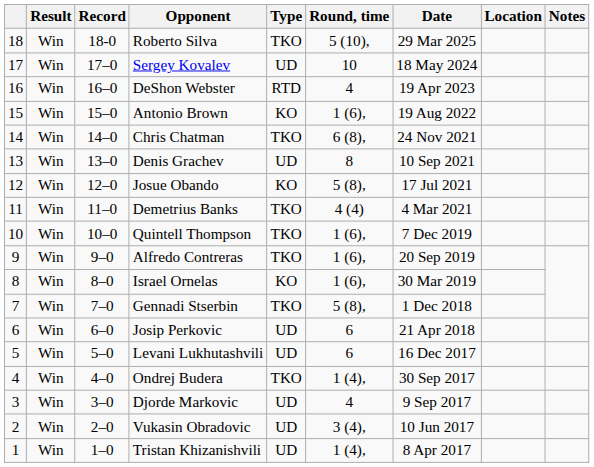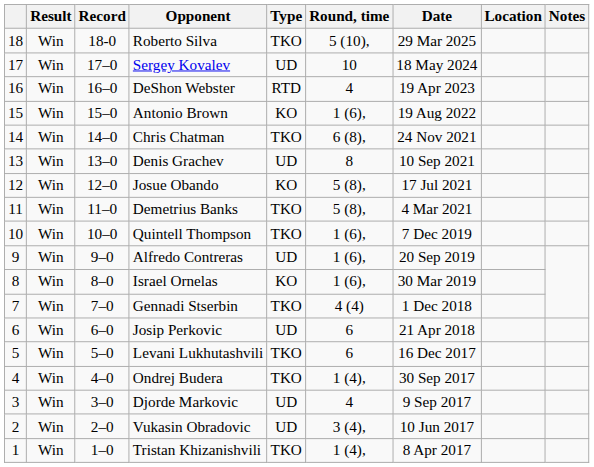(349, 209) 4 (4) -> (349, 209) 5 (8),
(286, 257) TKO -> (286, 257) UD
(349, 305) 5 (8), -> (349, 305) 4 (4)
(286, 354) UD -> (286, 354) TKO
(286, 450) UD -> (286, 450) TKO
